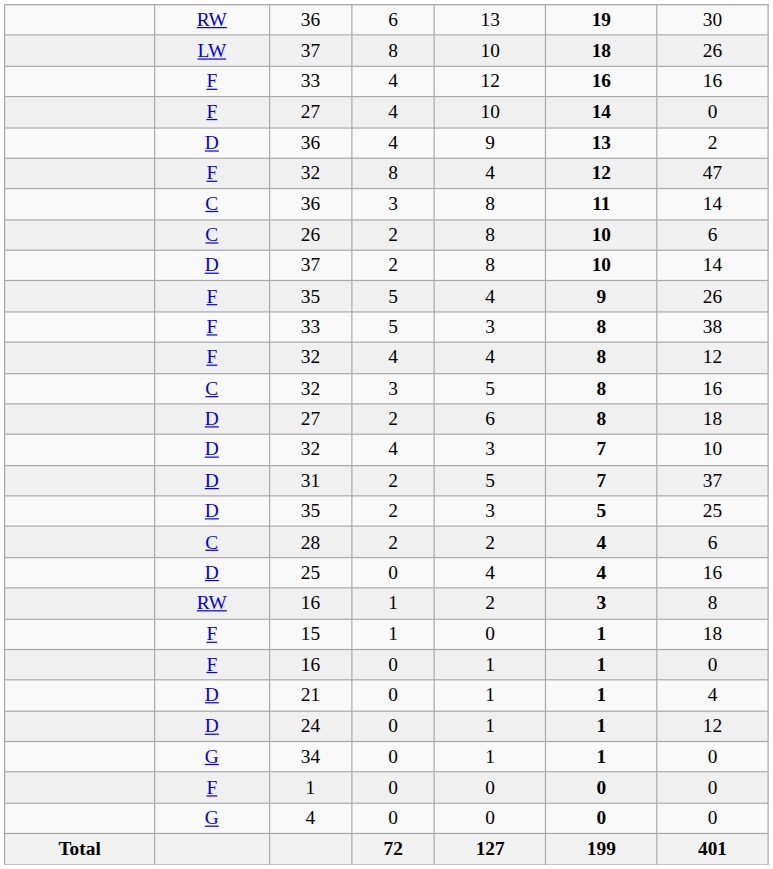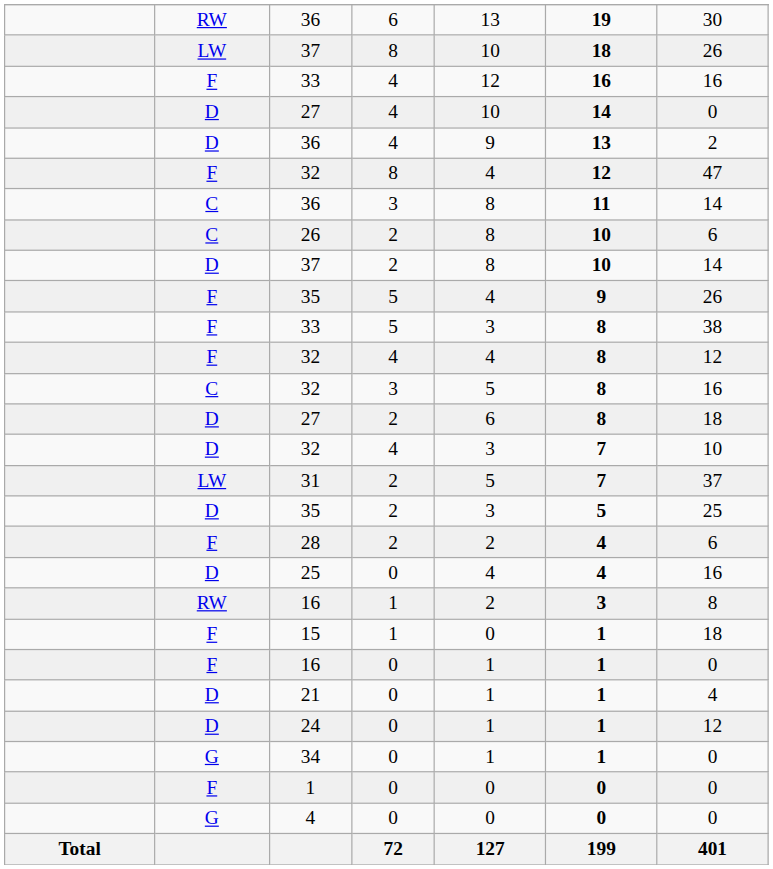(212, 111) F -> (212, 111) D
(212, 480) D -> (212, 480) LW
(212, 541) C -> (212, 541) F
